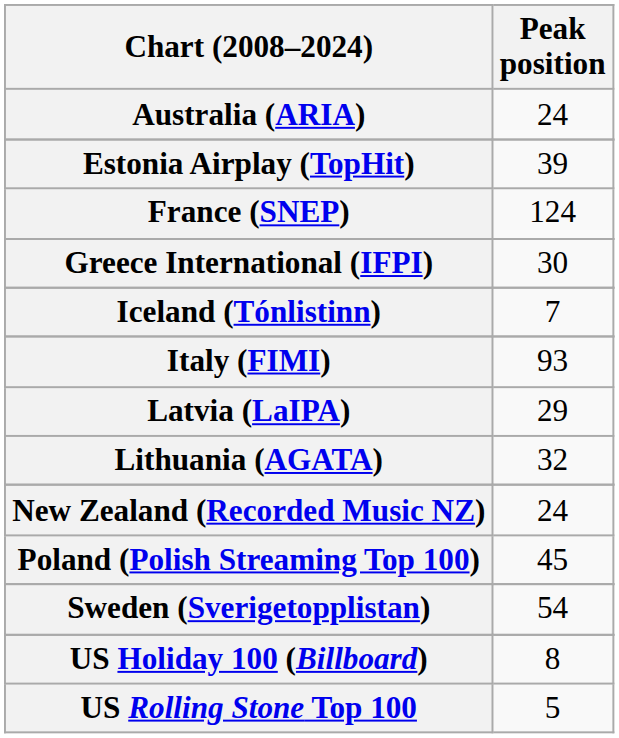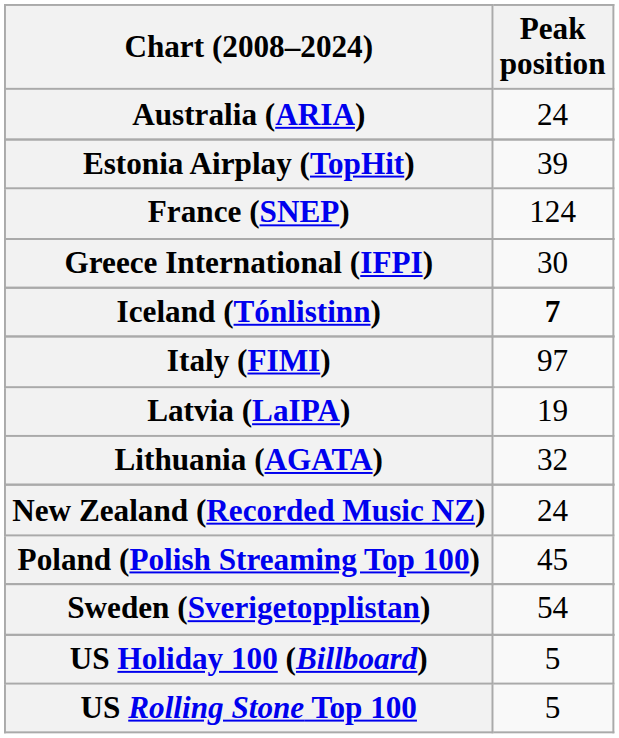(553, 311) normal -> (553, 311) bold
(553, 361) 93 -> (553, 361) 97
(553, 410) 29 -> (553, 410) 19
(553, 658) 8 -> (553, 658) 5
